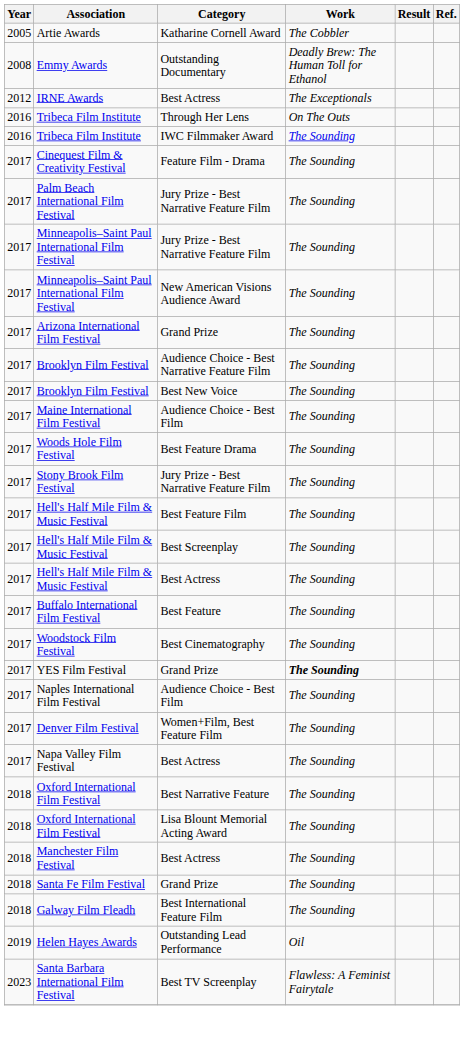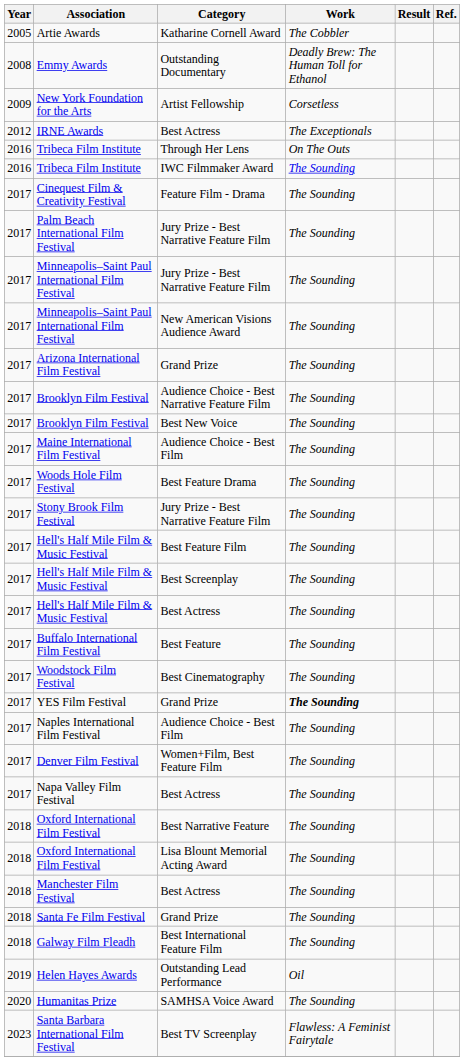+ row: (90, 104)
+ row: (76, 1001)
